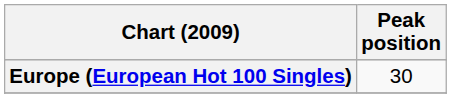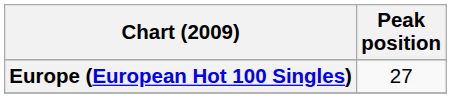(401, 76) 30 -> (401, 76) 27
